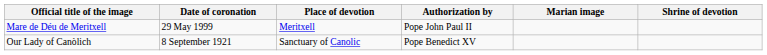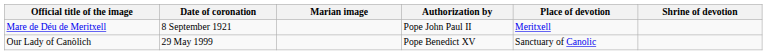columns swapped: (339, 12) <-> (575, 12)
(187, 27) 29 May 1999 -> (197, 27) 8 September 1921
(197, 42) 8 September 1921 -> (187, 42) 29 May 1999
